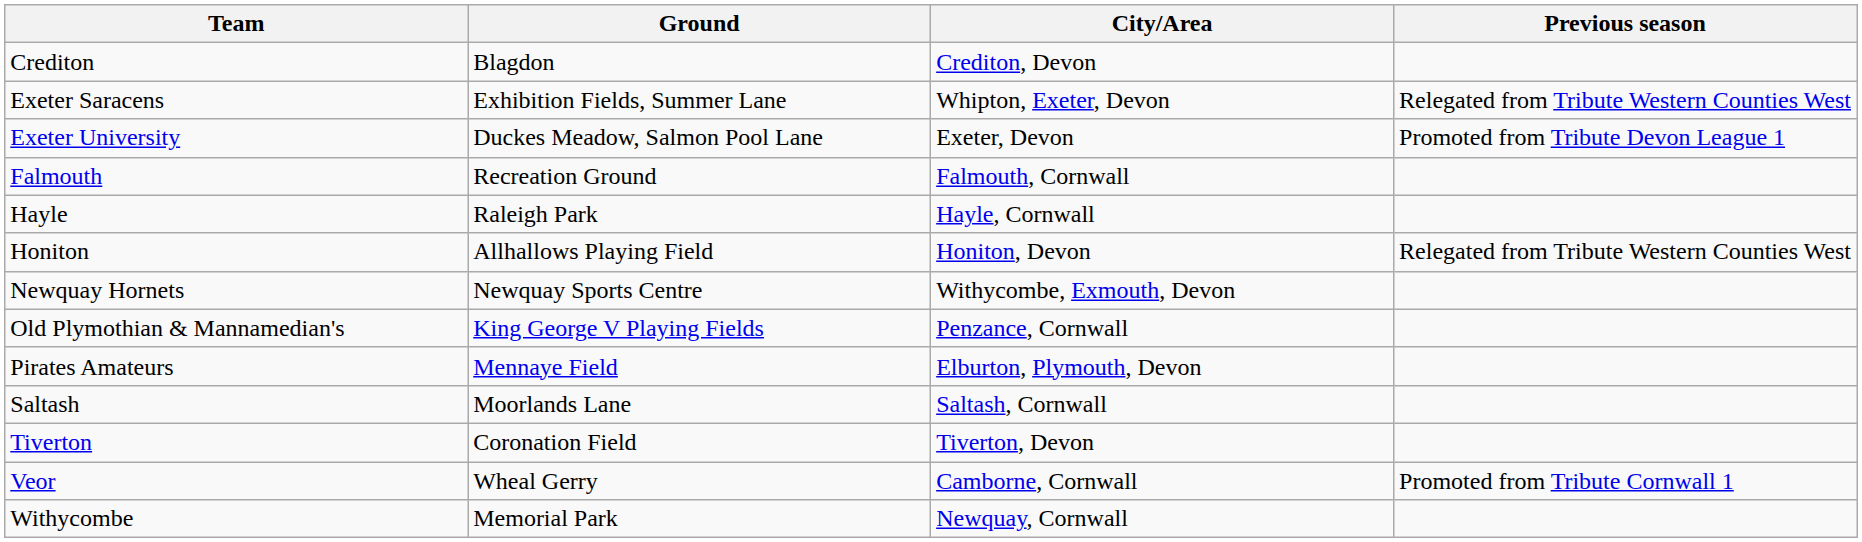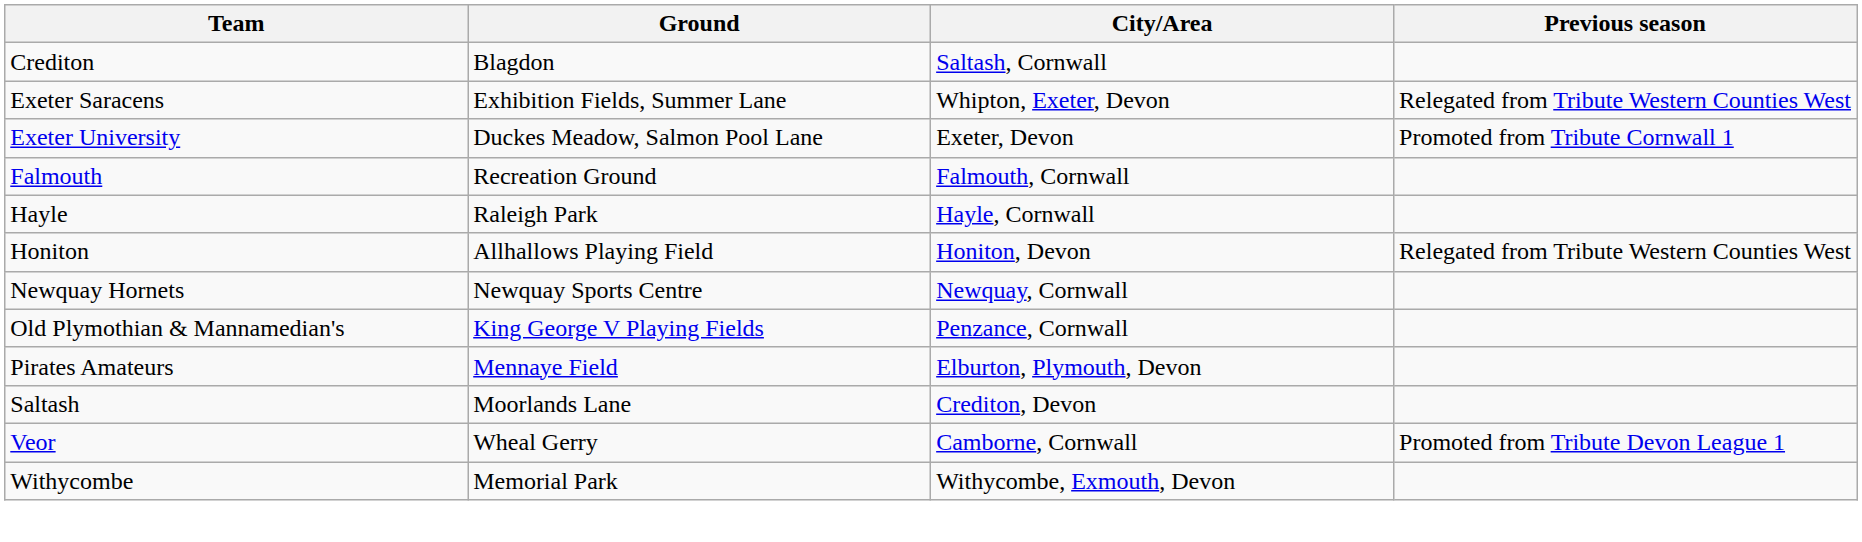(1016, 61) Crediton, Devon -> (1021, 61) Saltash, Cornwall
(1592, 137) Promoted from Tribute Devon League 1 -> (1566, 137) Promoted from Tribute Cornwall 1
(1086, 289) Withycombe, Exmouth, Devon -> (1032, 289) Newquay, Cornwall
(1021, 404) Saltash, Cornwall -> (1016, 404) Crediton, Devon
- row: (51, 442)
(1566, 480) Promoted from Tribute Cornwall 1 -> (1592, 442) Promoted from Tribute Devon League 1
(1032, 518) Newquay, Cornwall -> (1086, 480) Withycombe, Exmouth, Devon
